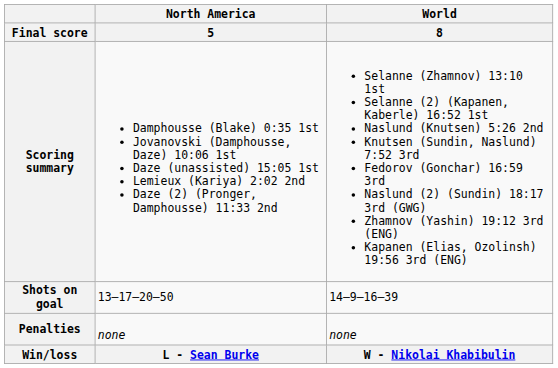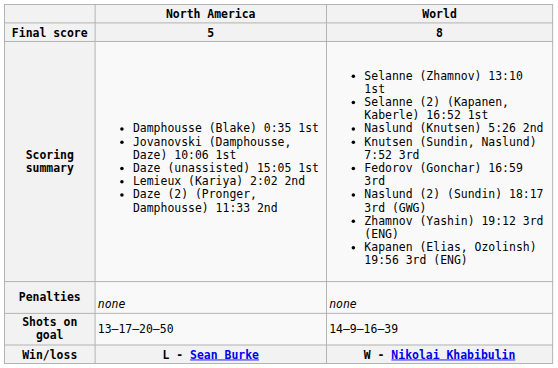rows swapped: (50, 329) <-> (50, 297)
